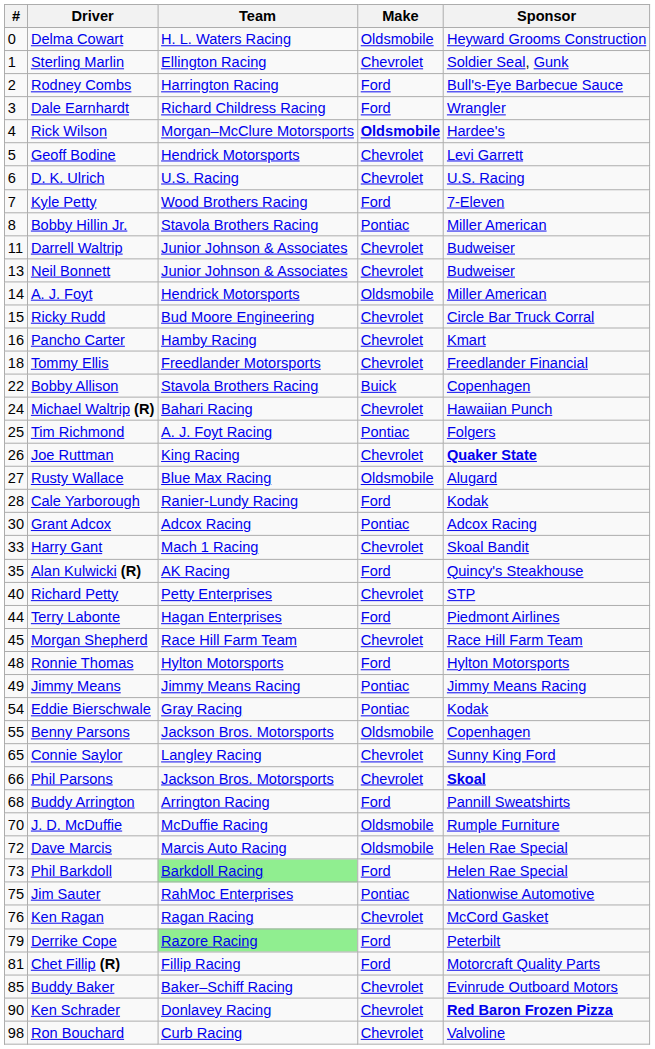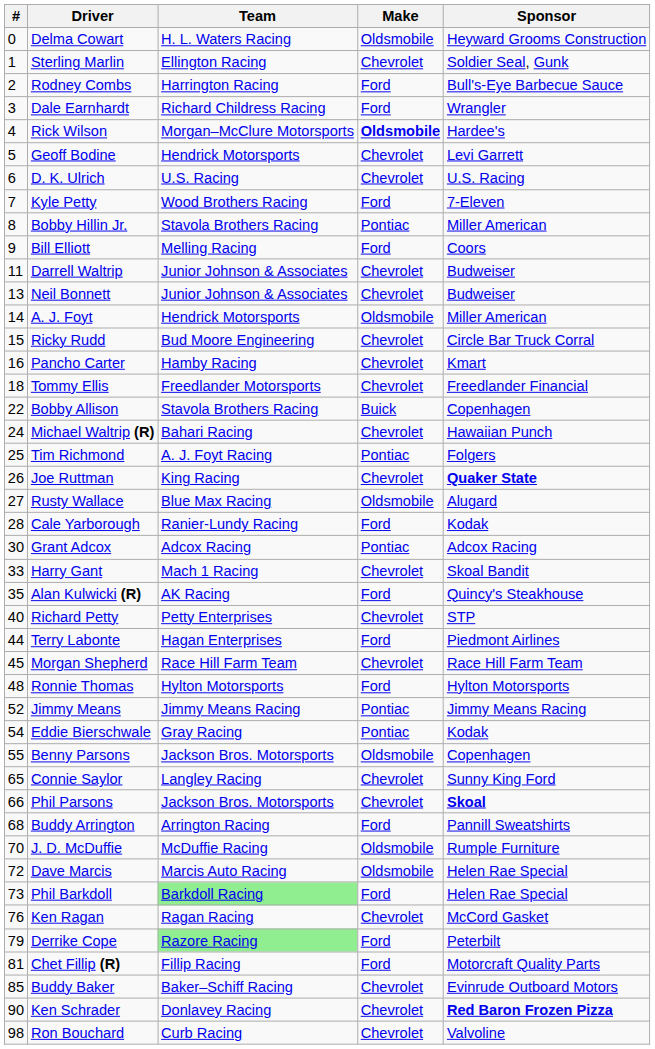+ row: (60, 247)
(16, 686) 49 -> (16, 709) 52
- row: (66, 894)
